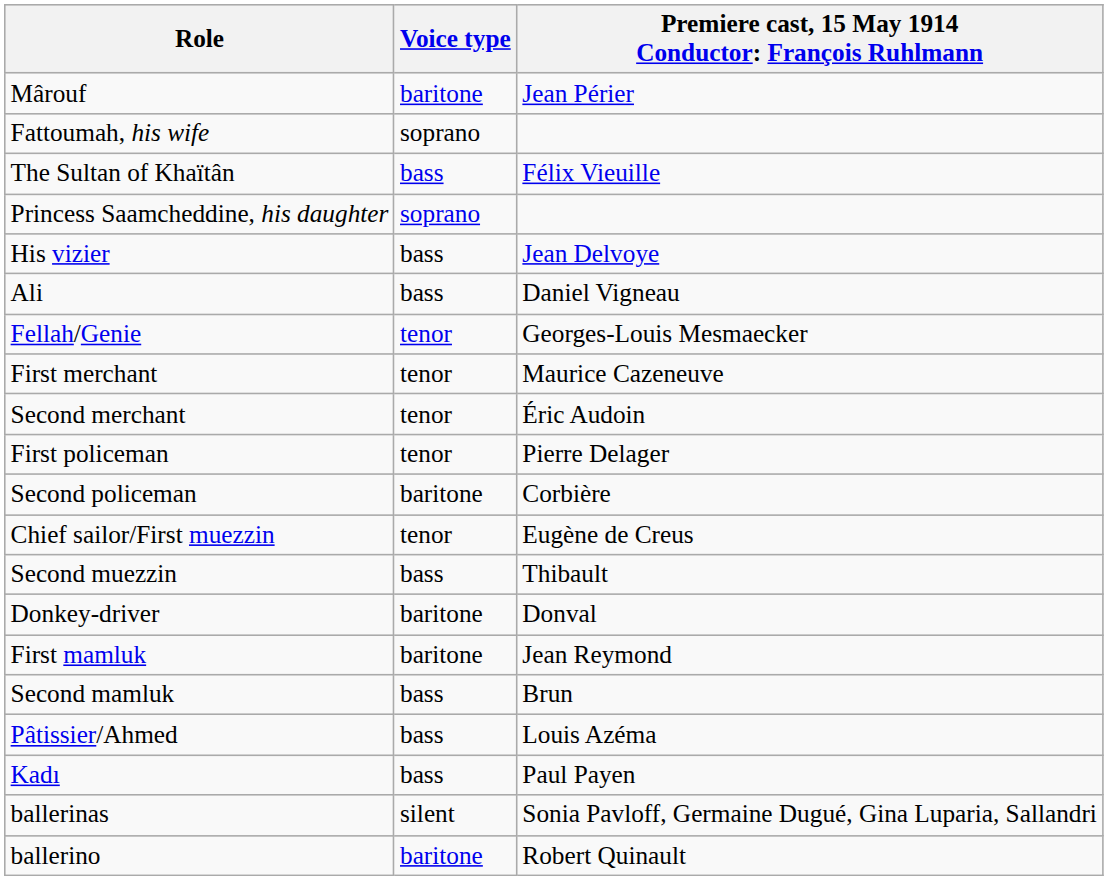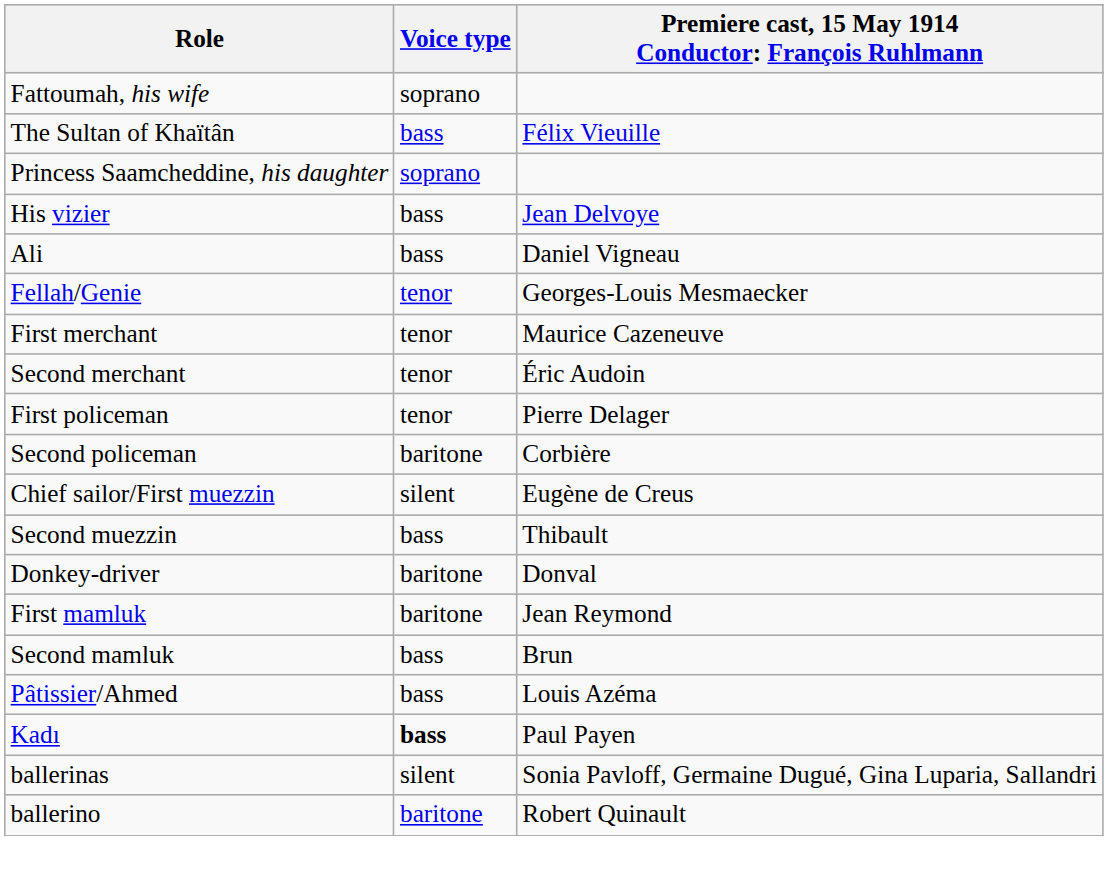- row: (49, 93)
(426, 534) tenor -> (427, 494) silent
(422, 774) normal -> (423, 734) bold
